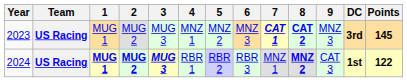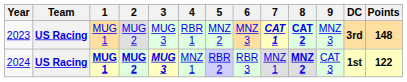(192, 35) MNZ 1 -> (192, 35) RBR 1
(384, 35) 145 -> (384, 35) 148
(192, 63) RBR 1 -> (192, 63) MNZ 1
